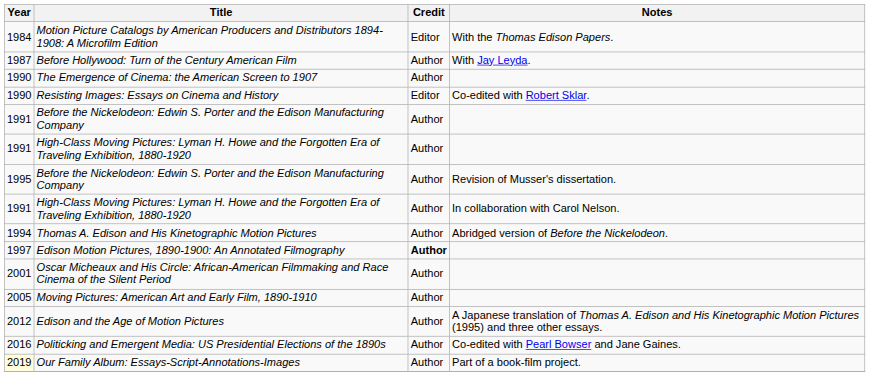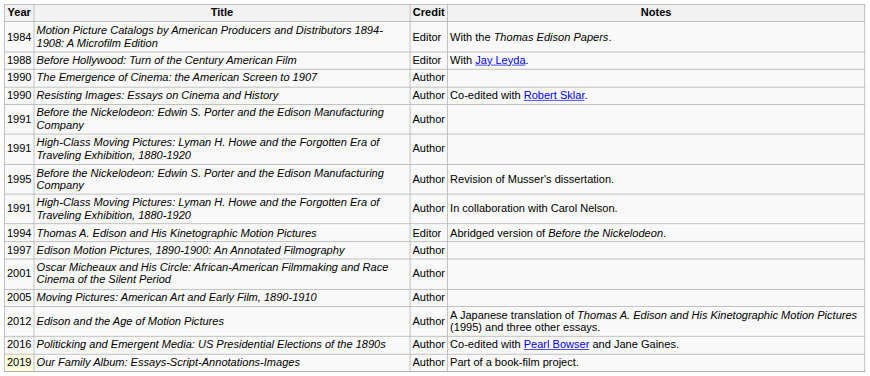(19, 60) 1987 -> (19, 60) 1988
(427, 60) Author -> (427, 60) Editor
(425, 95) Editor -> (429, 95) Author
(427, 232) Author -> (427, 232) Editor
(429, 250) bold -> (429, 250) normal
